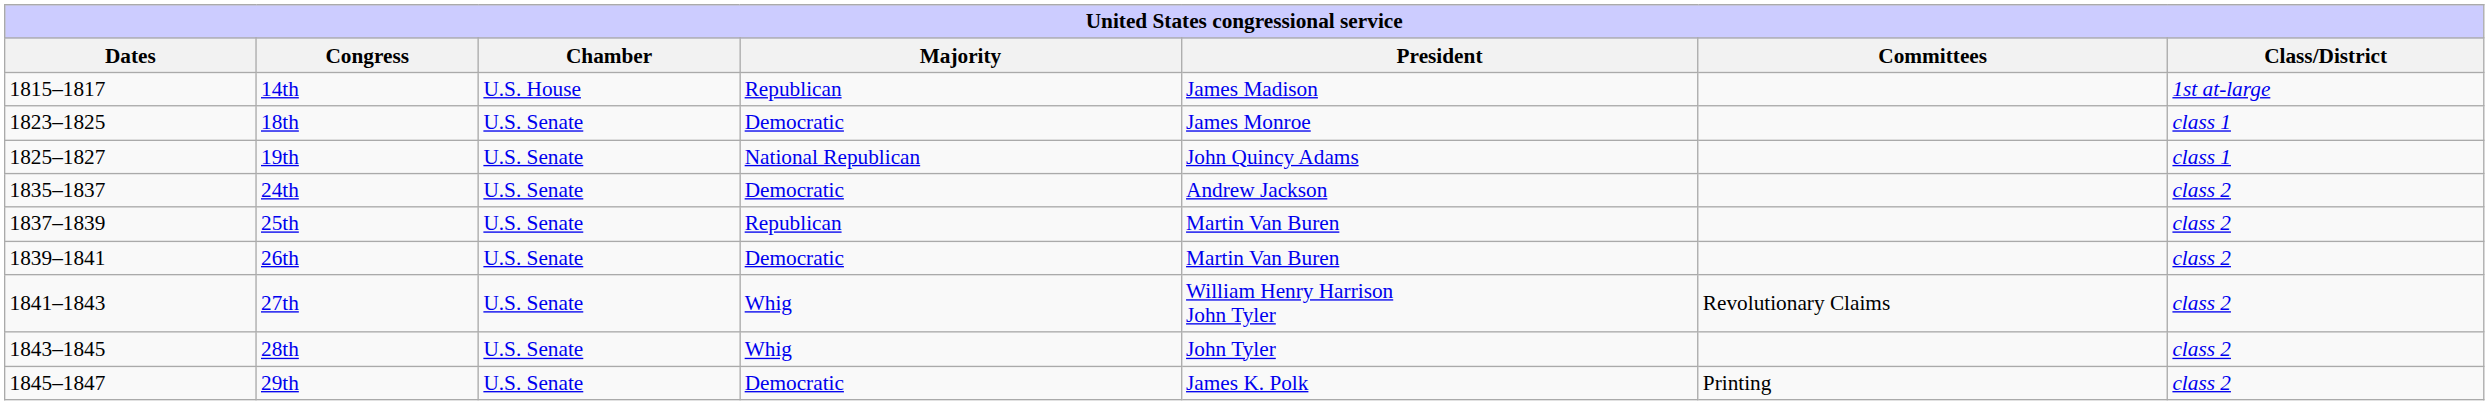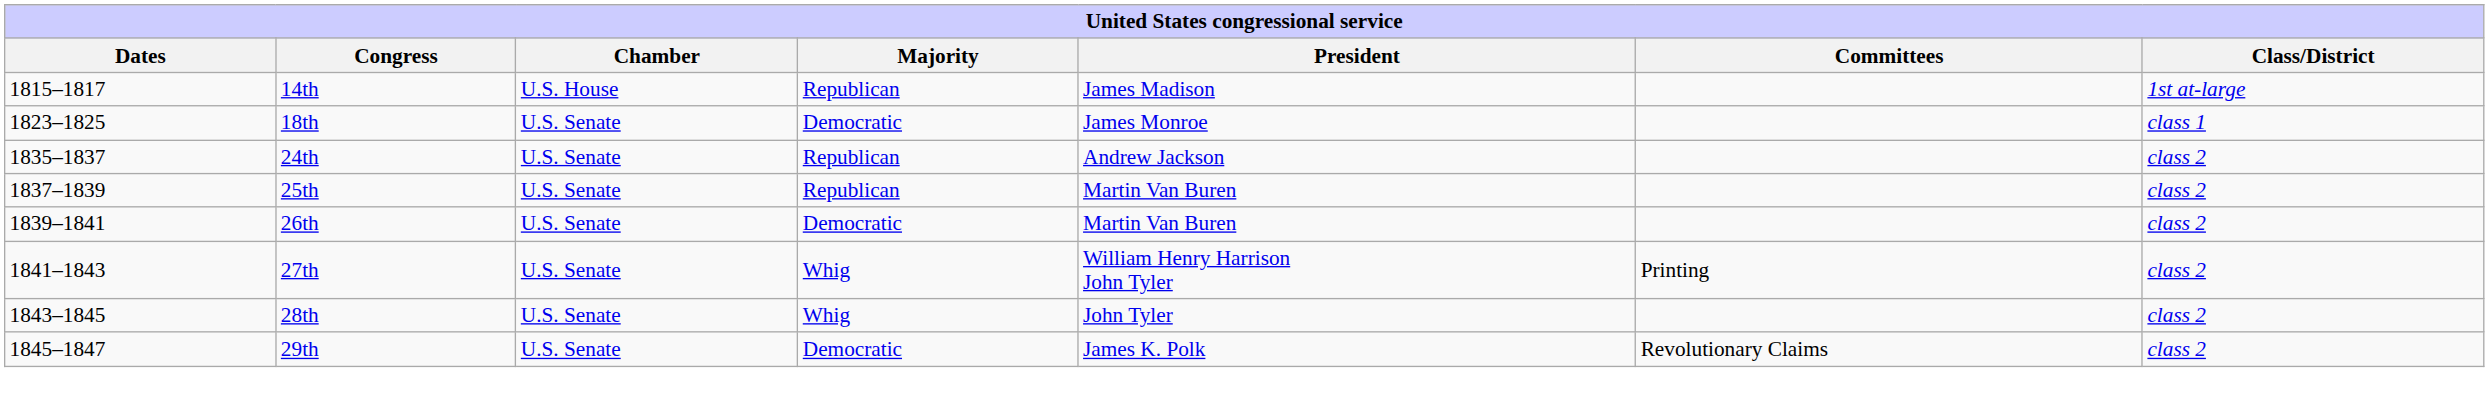- row: (280, 156)
(794, 190) Democratic -> (851, 156) Republican
(1797, 303) Revolutionary Claims -> (1675, 269) Printing
(1737, 382) Printing -> (1734, 349) Revolutionary Claims
